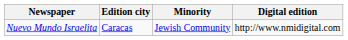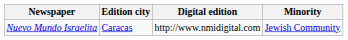columns swapped: (192, 12) <-> (288, 12)
